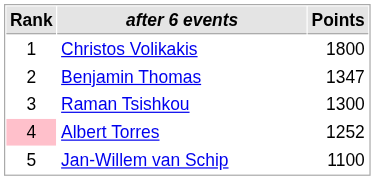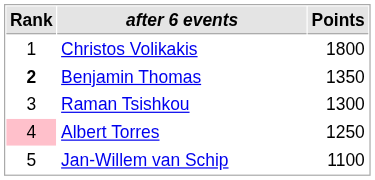(31, 77) normal -> (31, 77) bold
(345, 77) 1347 -> (345, 77) 1350
(345, 132) 1252 -> (345, 132) 1250
